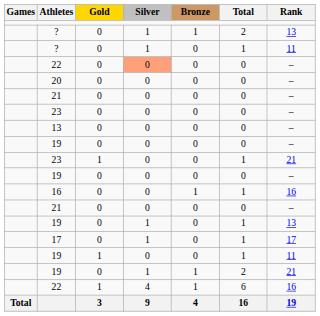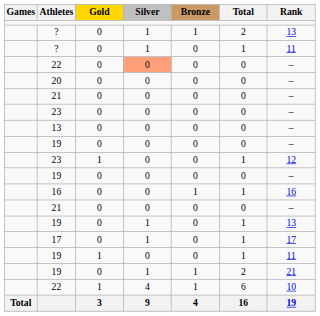(291, 160) 21 -> (291, 160) 12
(291, 287) 16 -> (291, 287) 10
